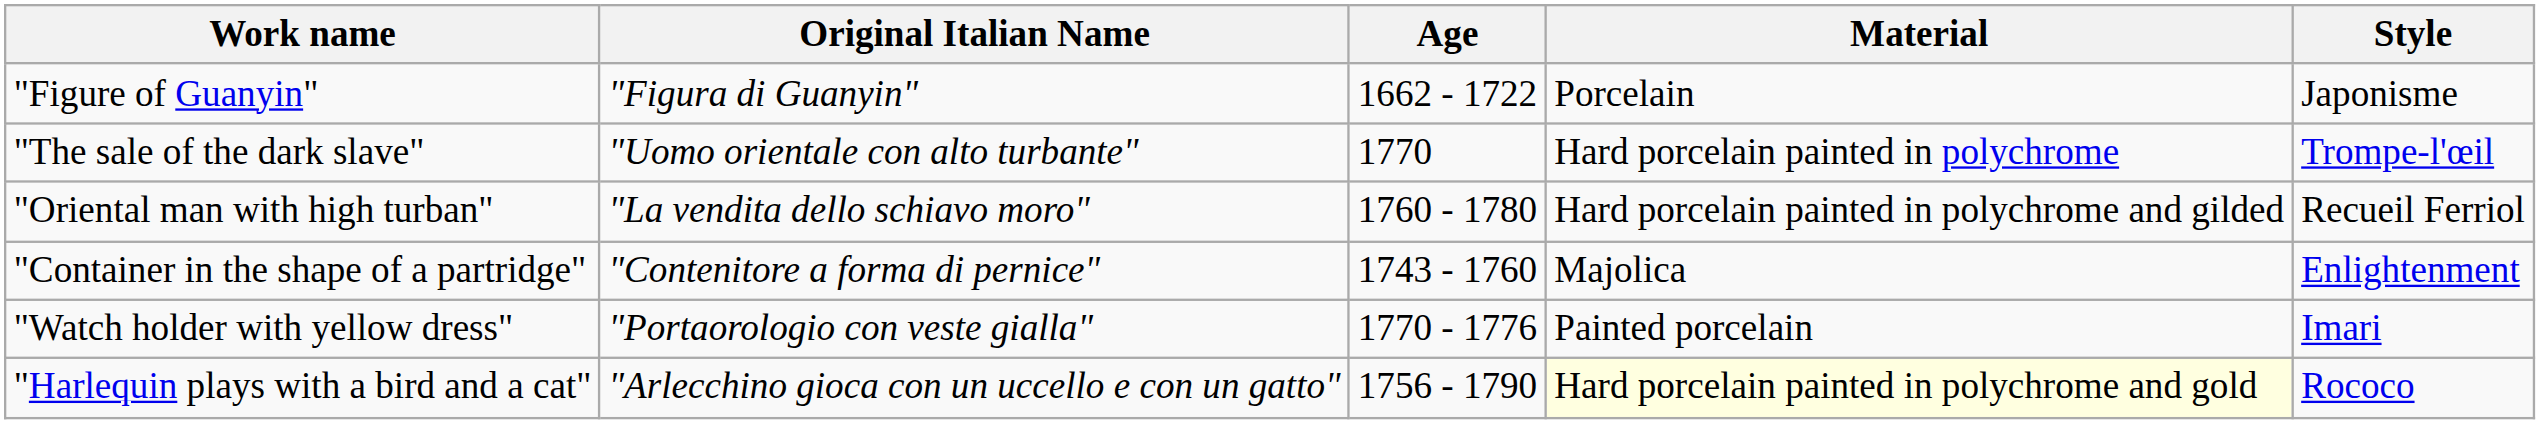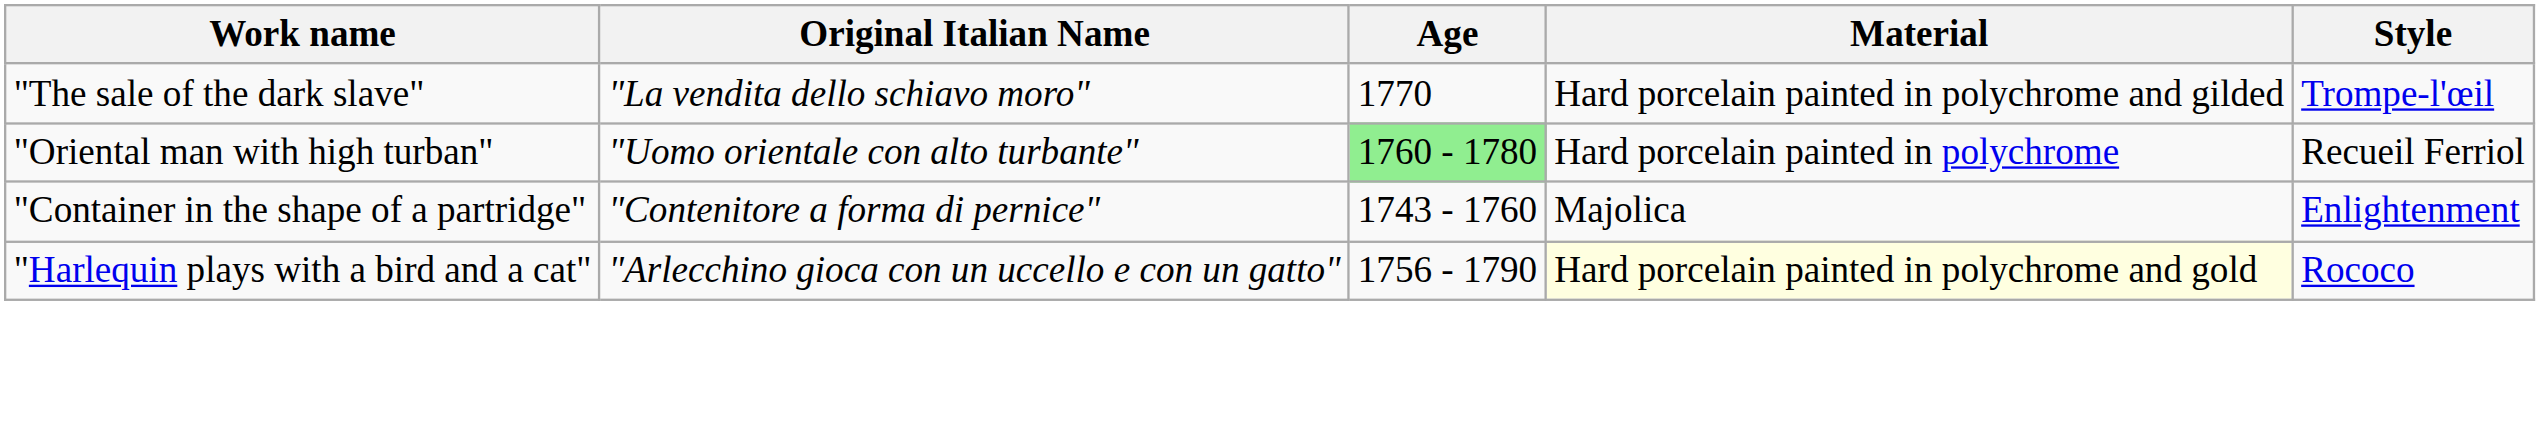- row: (166, 92)
(874, 151) "Uomo orientale con alto turbante" -> (849, 92) "La vendita dello schiavo moro"
(1837, 151) Hard porcelain painted in polychrome -> (1919, 92) Hard porcelain painted in polychrome and gilded
(849, 210) "La vendita dello schiavo moro" -> (874, 151) "Uomo orientale con alto turbante"
(1447, 210) no background -> (1447, 151) lightgreen background
(1919, 210) Hard porcelain painted in polychrome and gilded -> (1837, 151) Hard porcelain painted in polychrome
- row: (263, 328)
